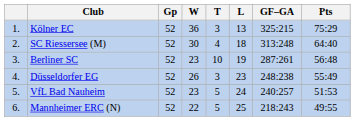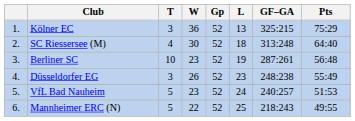columns swapped: (170, 12) <-> (217, 12)
